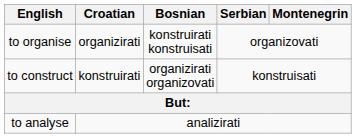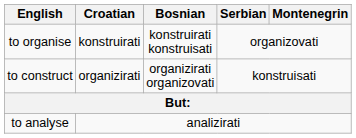(109, 41) organizirati -> (109, 41) konstruirati
(109, 75) konstruirati -> (109, 75) organizirati
